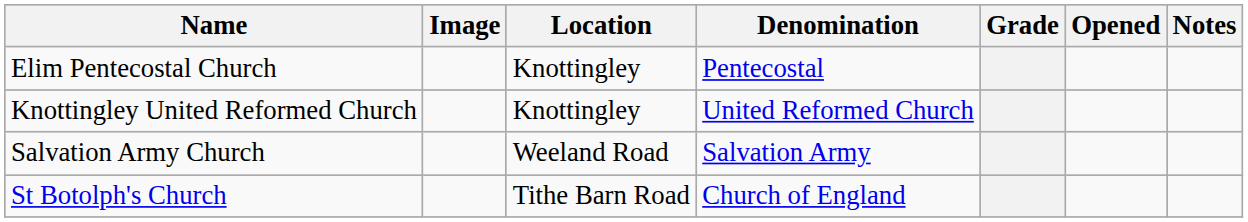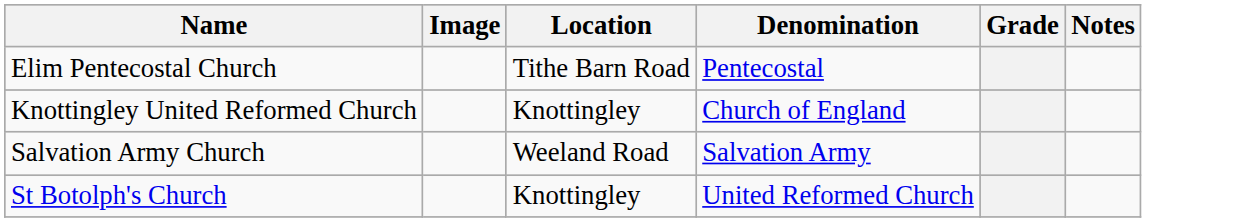- column: (1116, 25)
(577, 68) Knottingley -> (601, 68) Tithe Barn Road
(838, 110) United Reformed Church -> (804, 110) Church of England
(601, 195) Tithe Barn Road -> (577, 195) Knottingley
(804, 195) Church of England -> (838, 195) United Reformed Church
